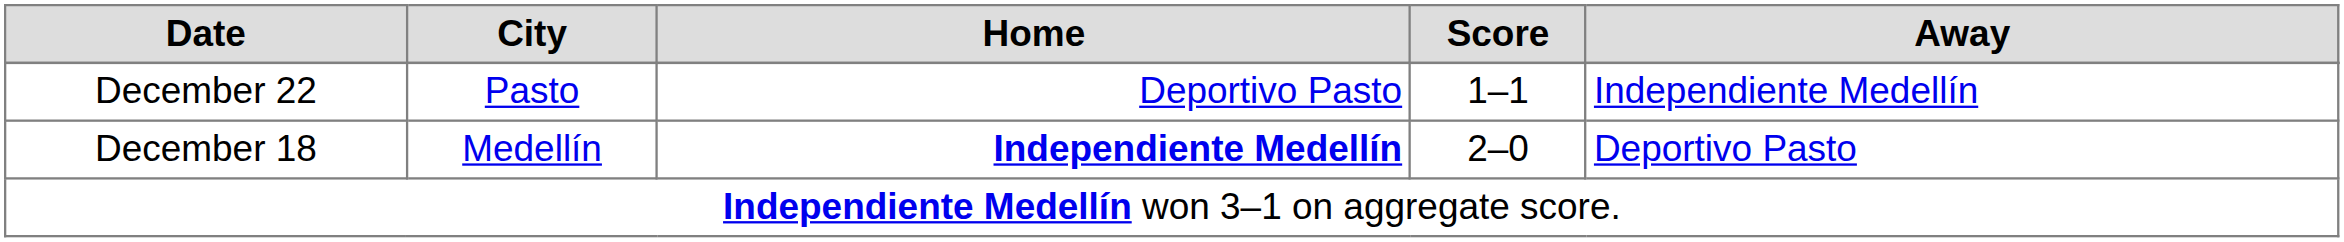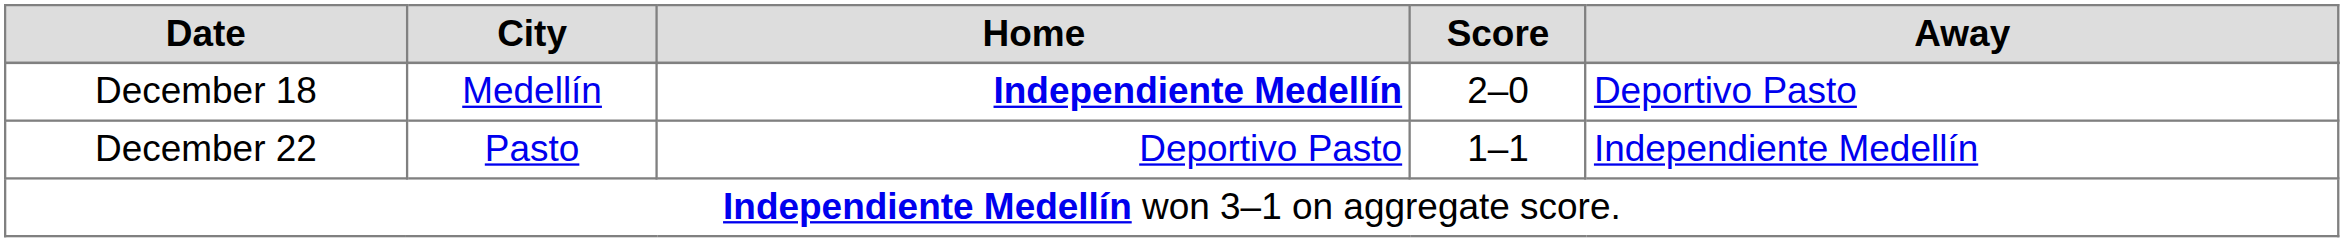rows swapped: (206, 148) <-> (206, 91)
